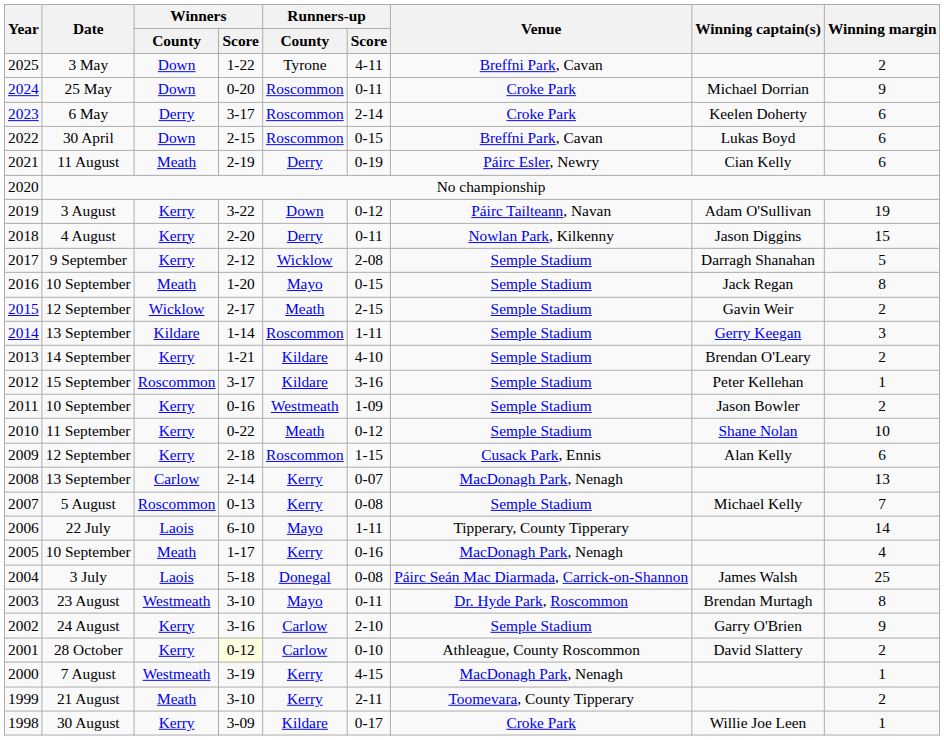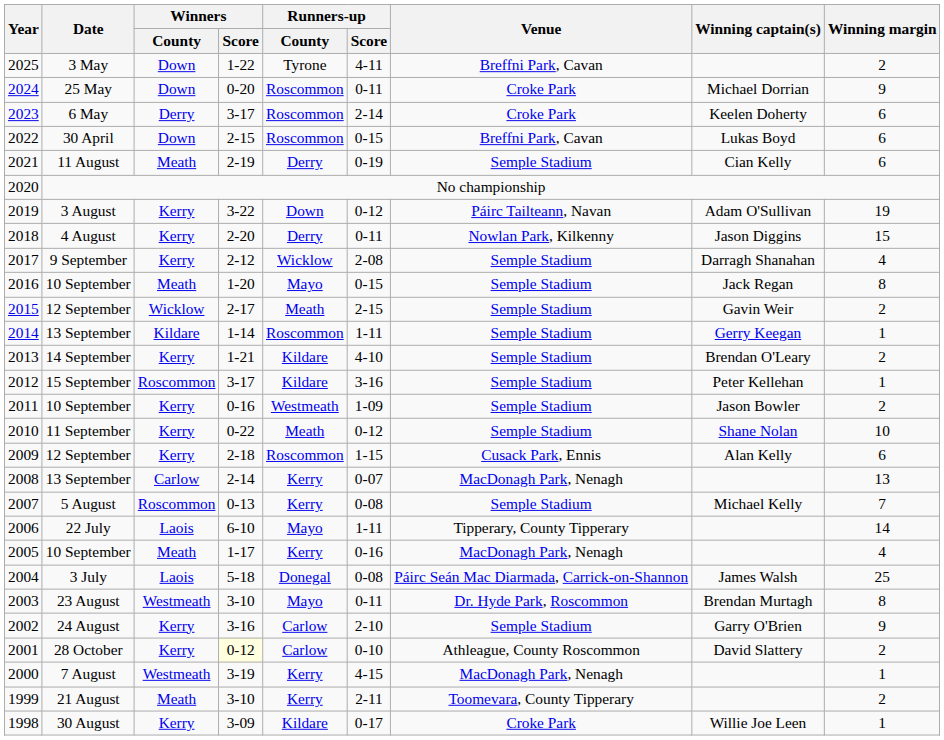(541, 162) Páirc Esler, Newry -> (541, 162) Semple Stadium
(882, 260) 5 -> (882, 260) 4
(882, 333) 3 -> (882, 333) 1
